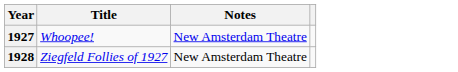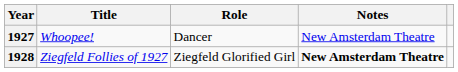+ column: (234, 15)
(240, 57) normal -> (373, 57) bold
